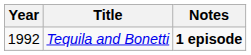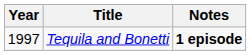(24, 38) 1992 -> (24, 38) 1997
